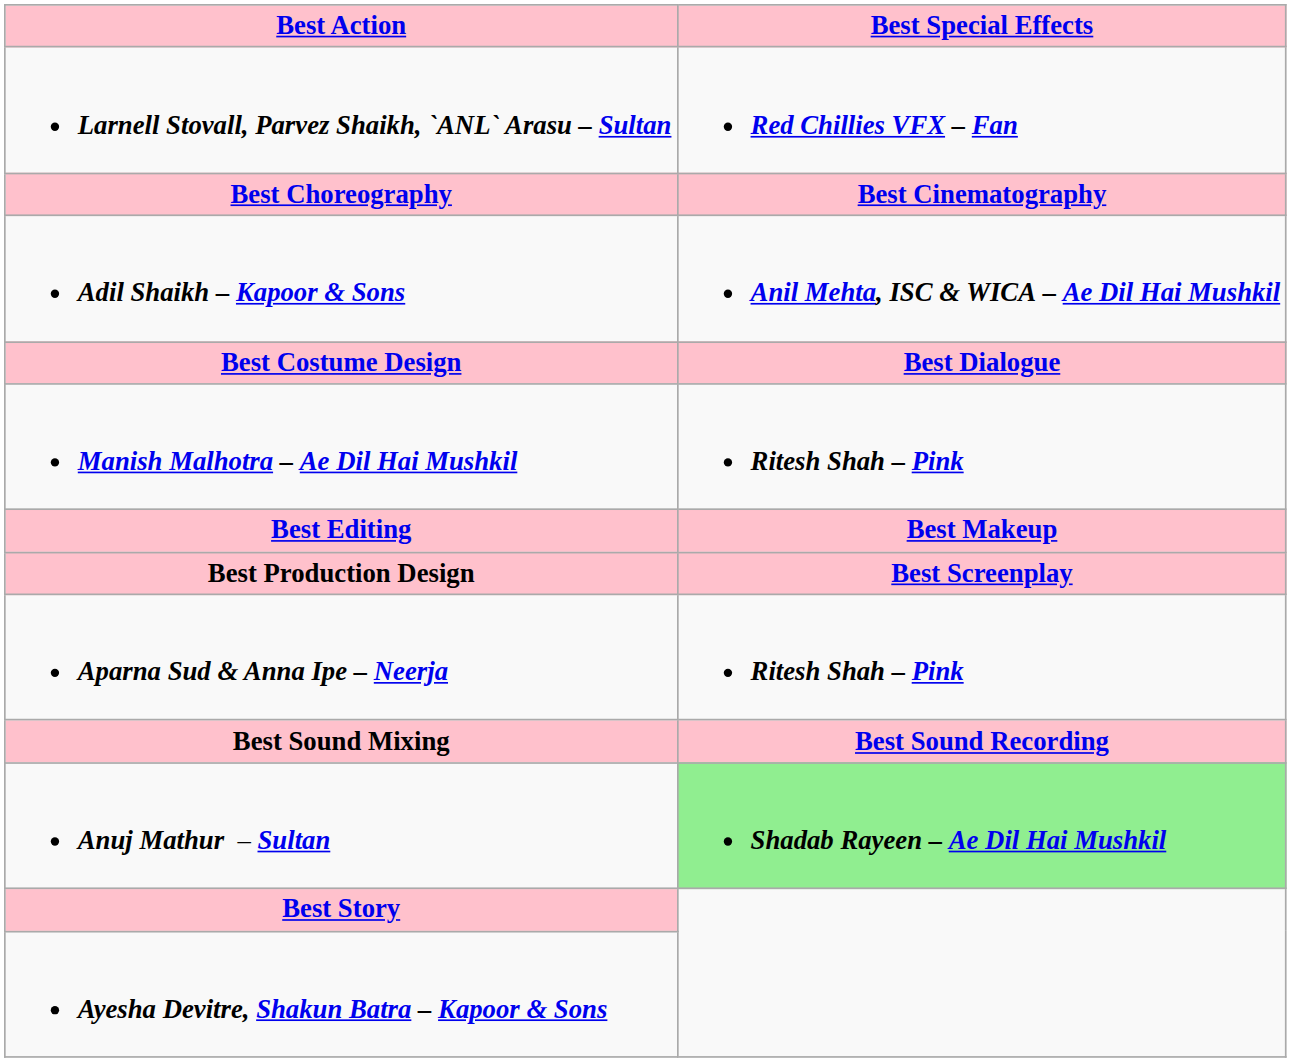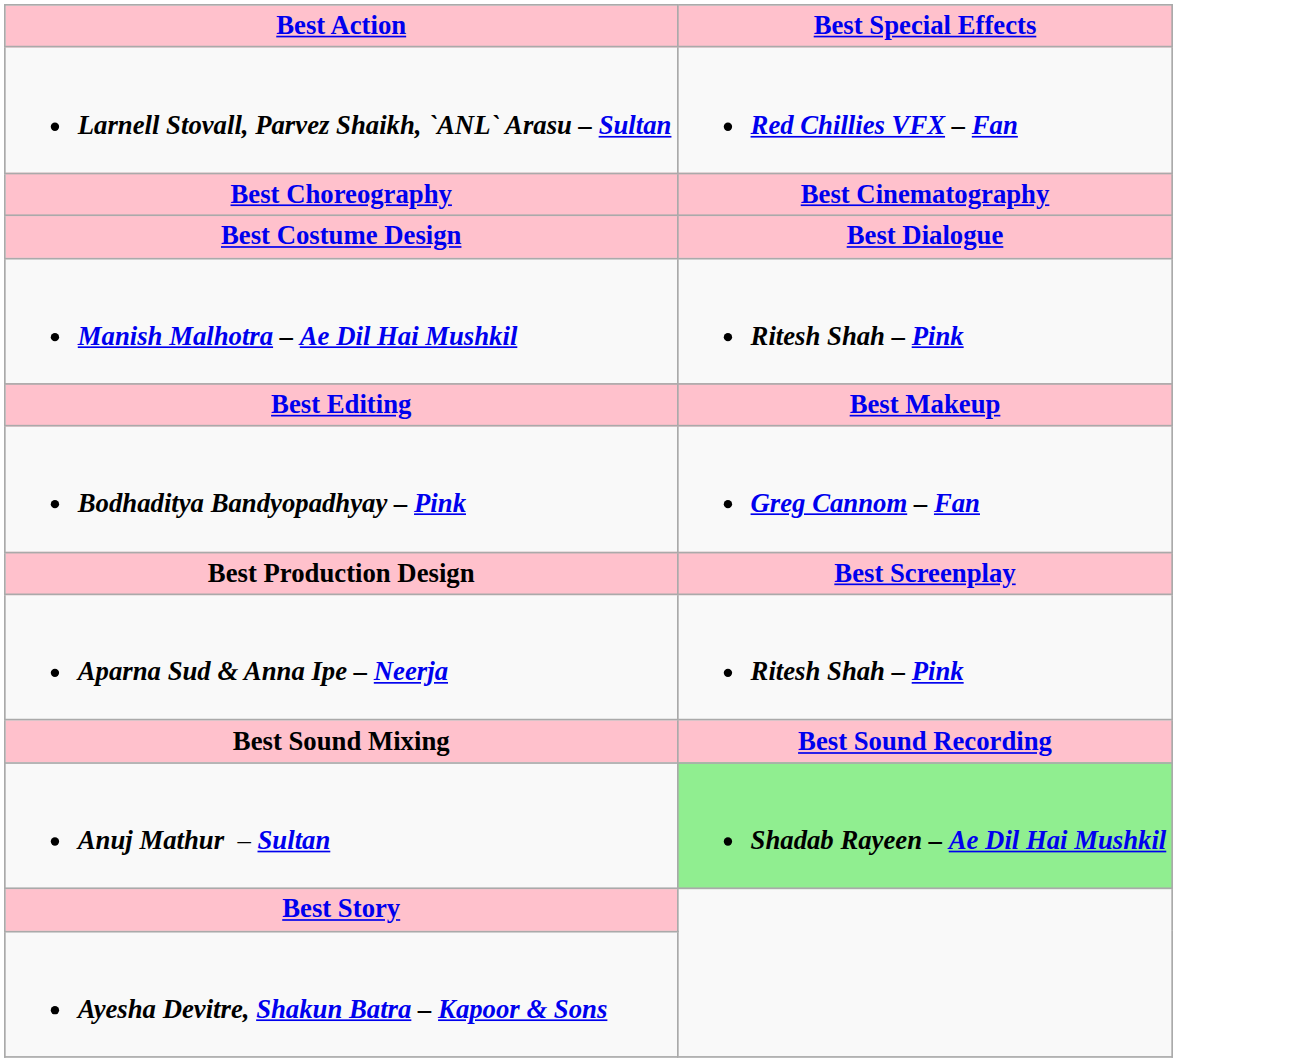- row: (341, 293)
+ row: (341, 504)
